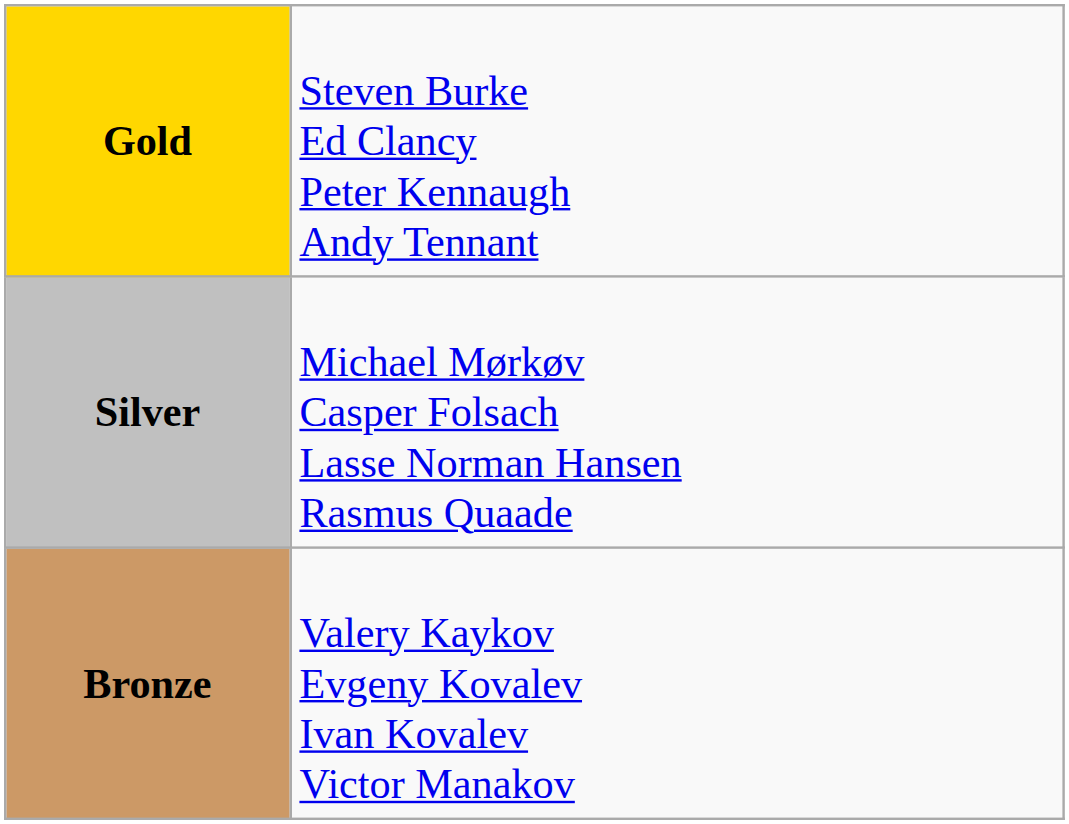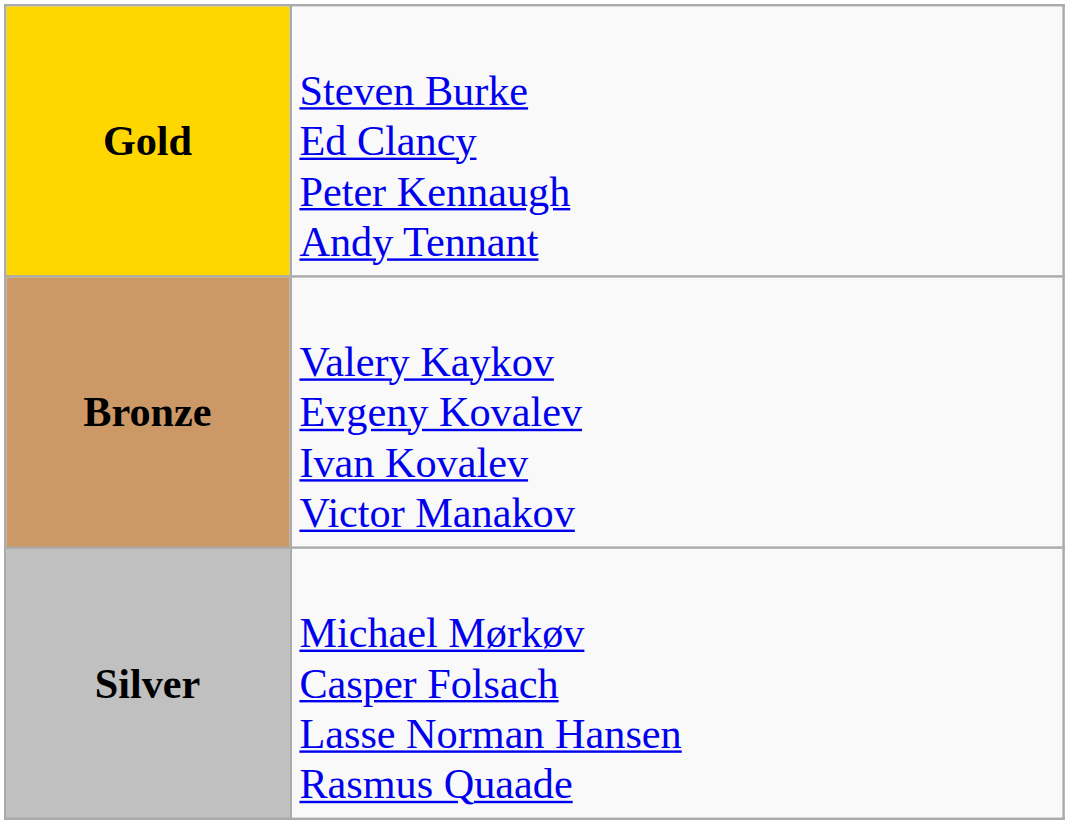rows swapped: (147, 411) <-> (147, 682)
